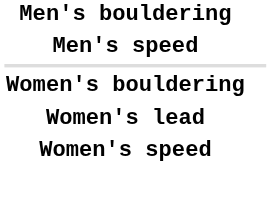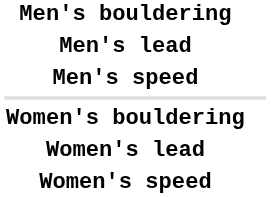+ row: (125, 46)
